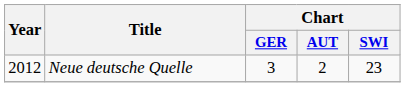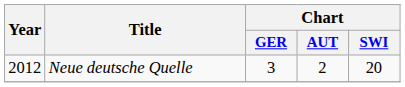(374, 68) 23 -> (374, 68) 20
